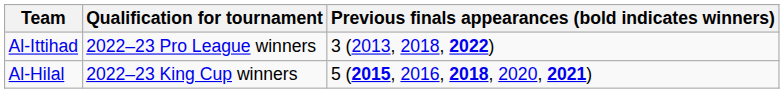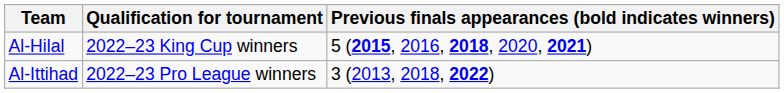rows swapped: (36, 74) <-> (43, 46)
